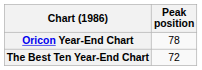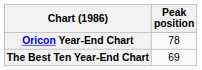(174, 57) 72 -> (174, 57) 69
